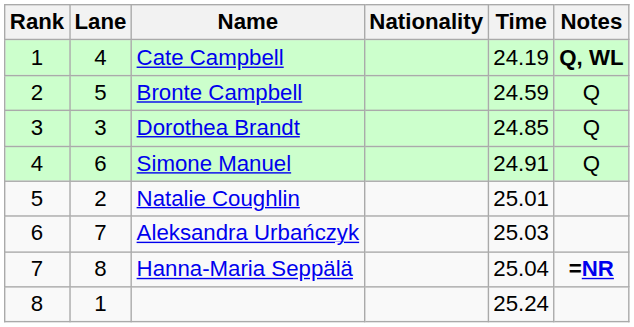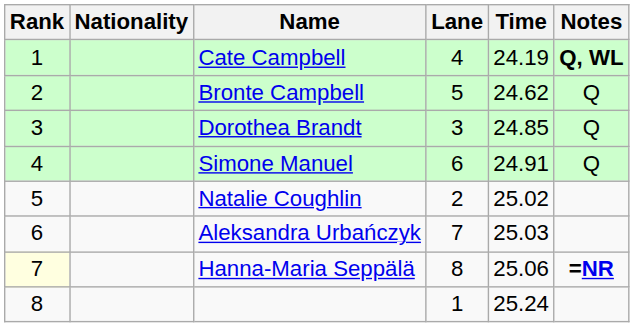columns swapped: (100, 22) <-> (426, 22)
(521, 92) 24.59 -> (521, 92) 24.62
(521, 198) 25.01 -> (521, 198) 25.02
(37, 269) no background -> (37, 269) lightyellow background
(521, 269) 25.04 -> (521, 269) 25.06
